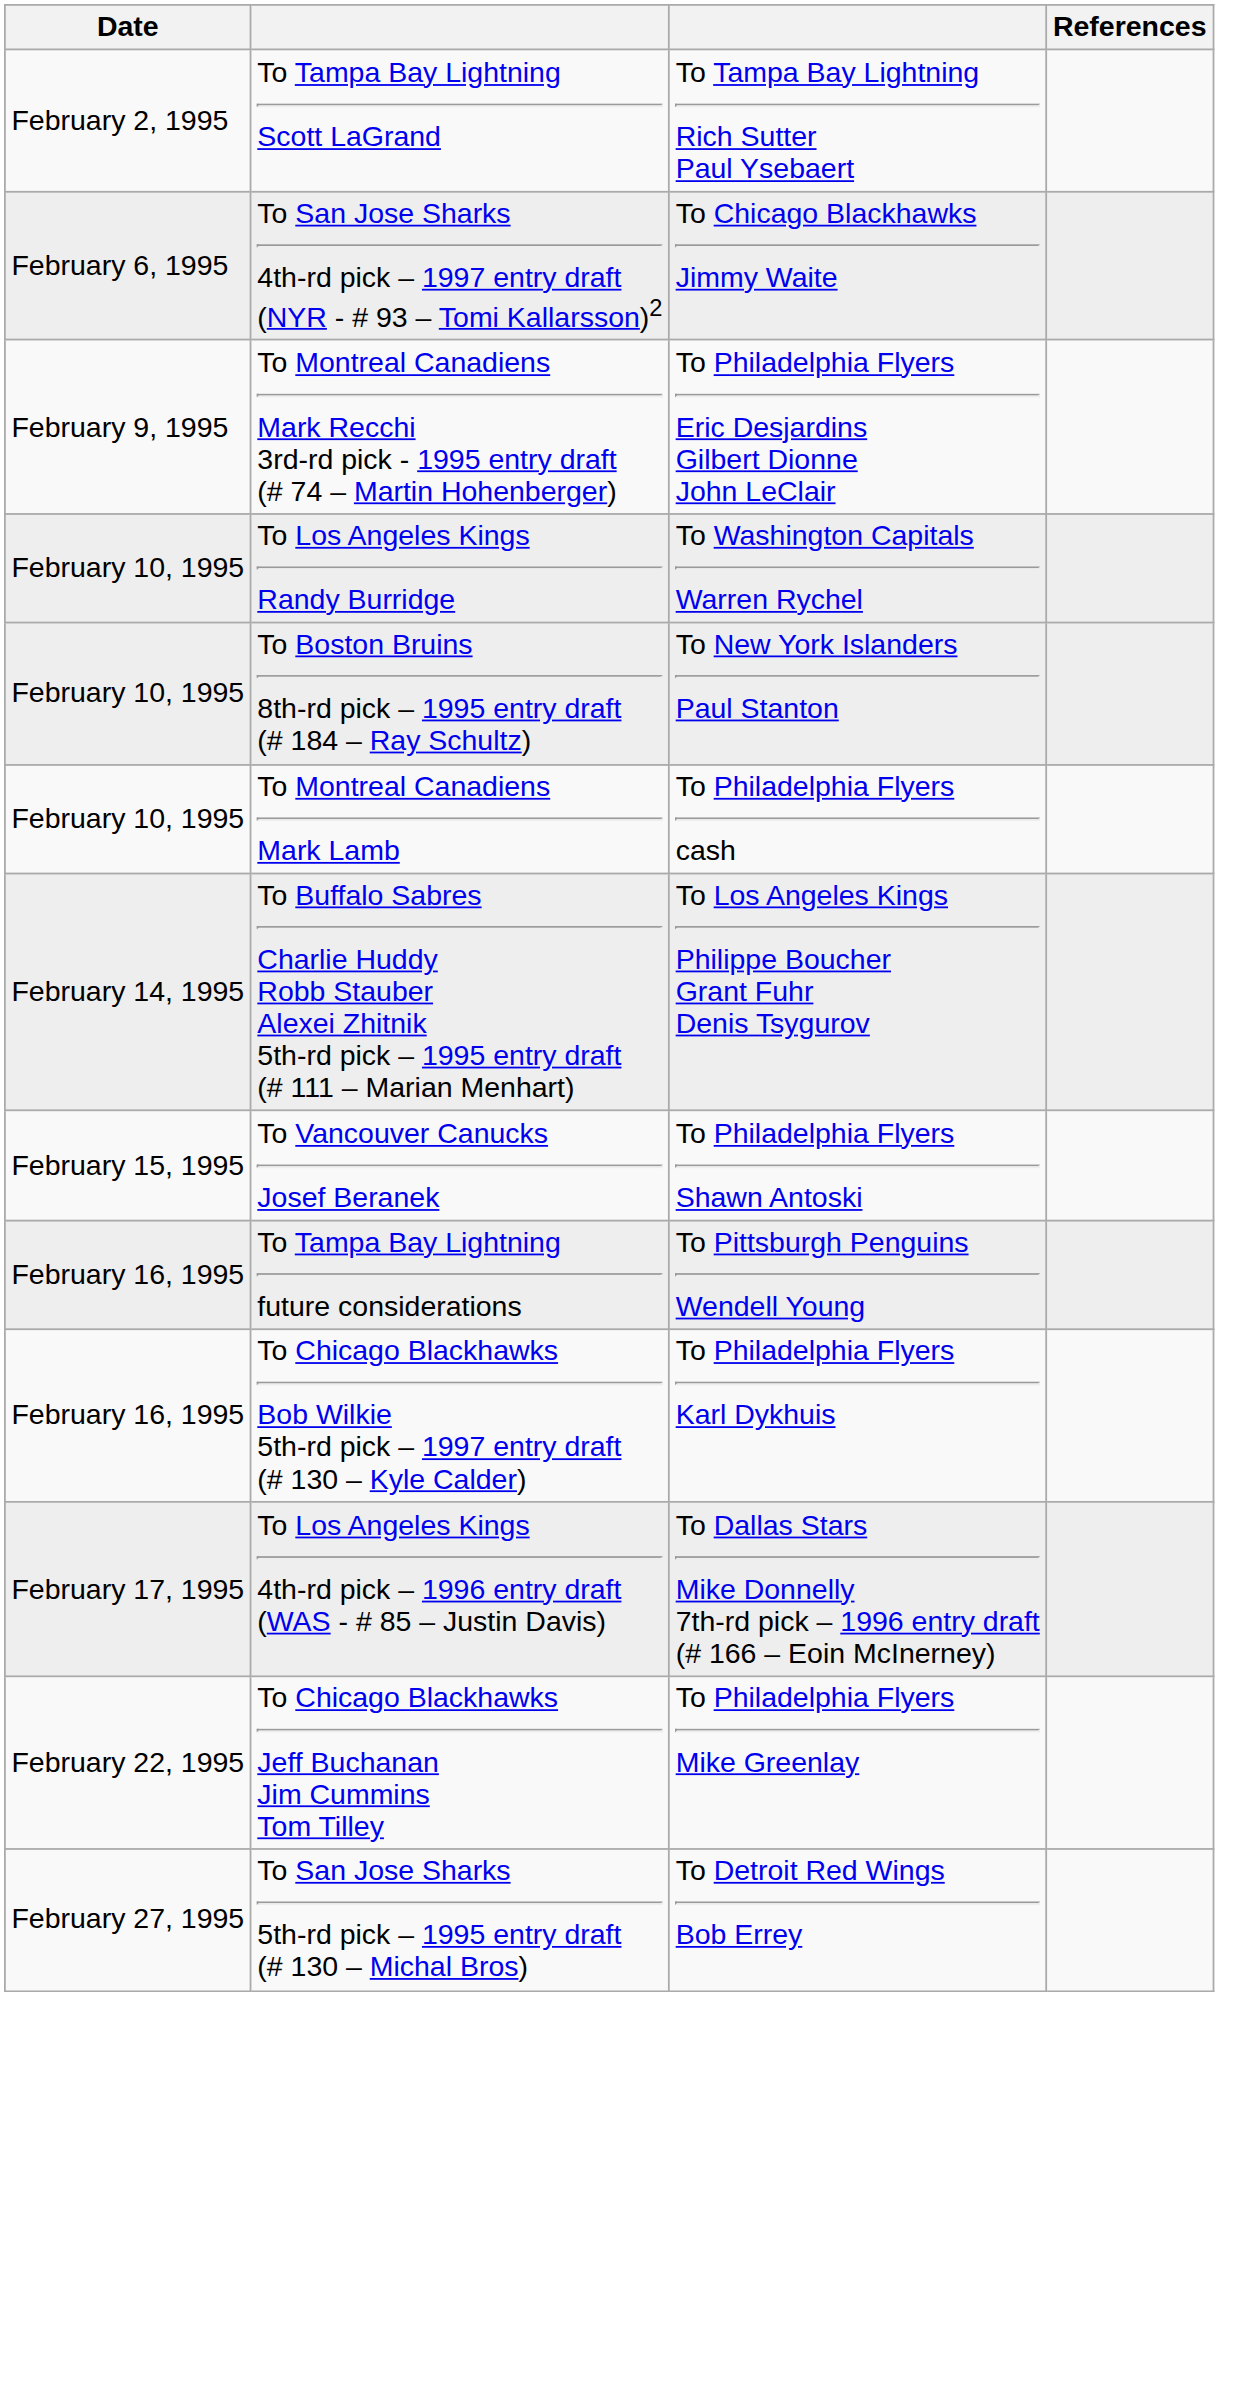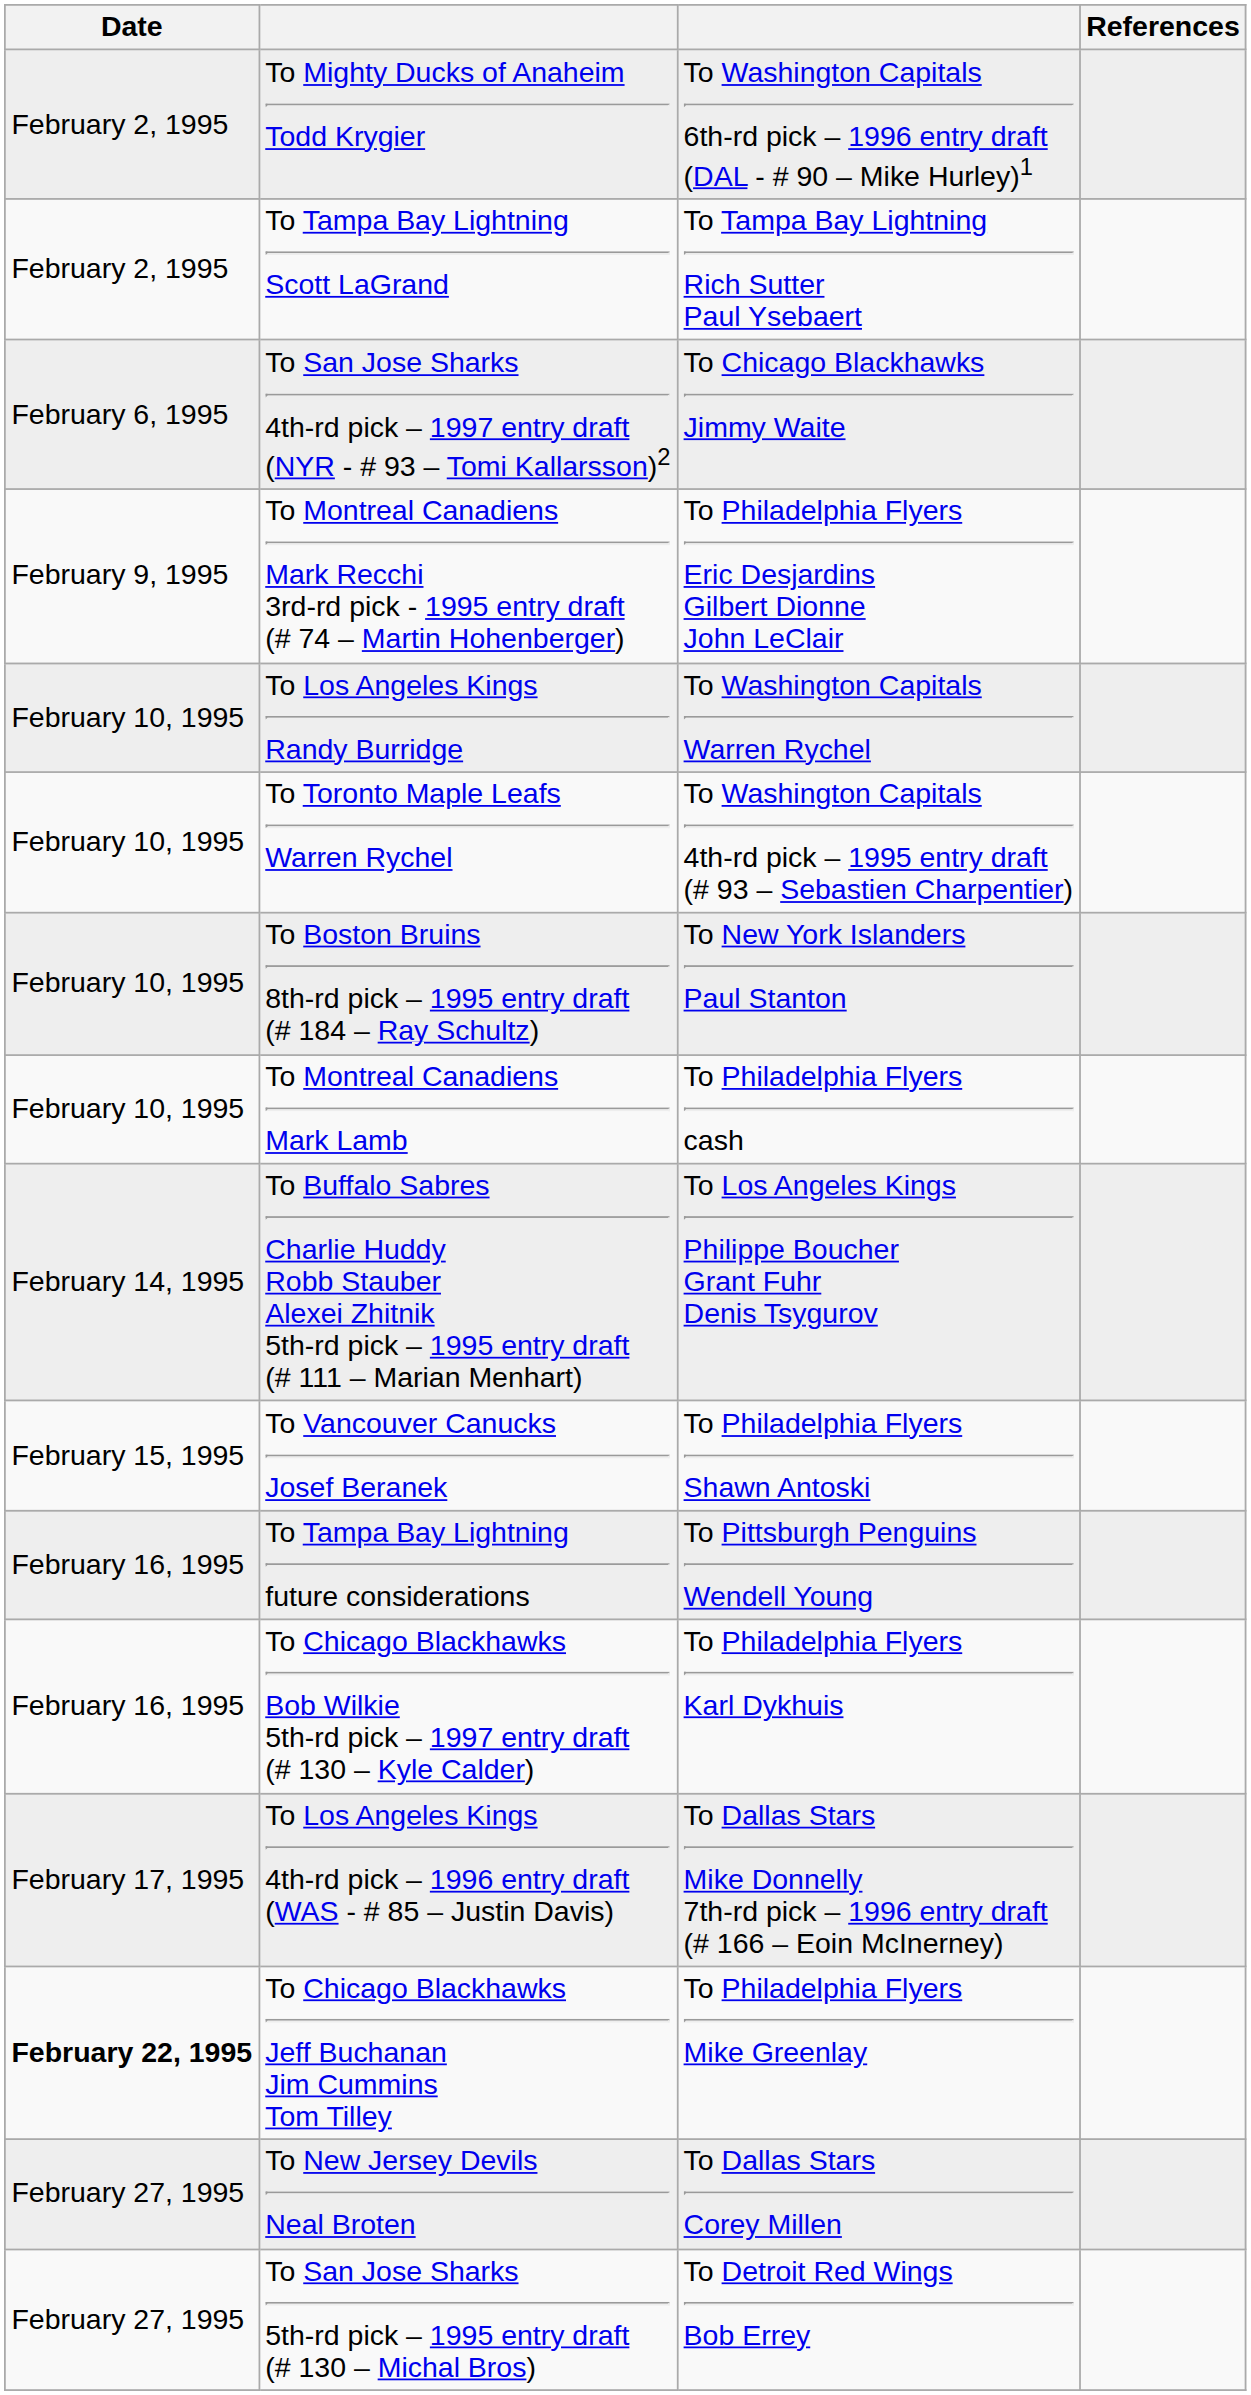+ row: (468, 104)
+ row: (468, 826)
(128, 1762) normal -> (132, 2052) bold
+ row: (468, 2193)
